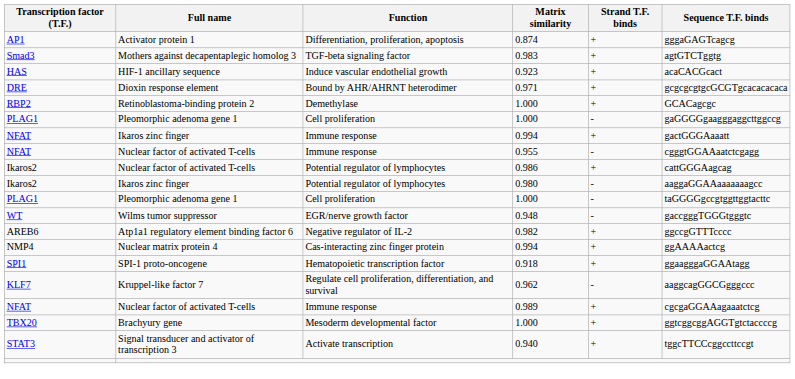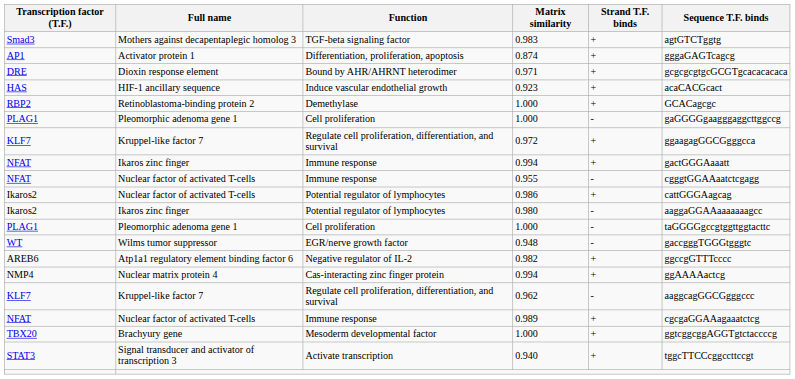rows swapped: (16, 39) <-> (21, 55)
rows swapped: (17, 87) <-> (17, 71)
+ row: (19, 141)
- row: (16, 263)
